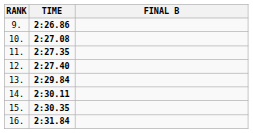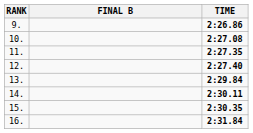columns swapped: (161, 11) <-> (52, 11)
